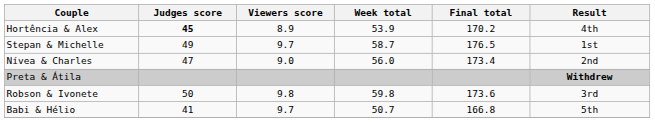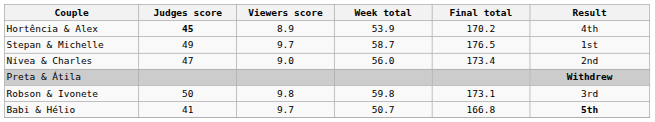(481, 93) 173.6 -> (481, 93) 173.1
(590, 109) normal -> (590, 109) bold
